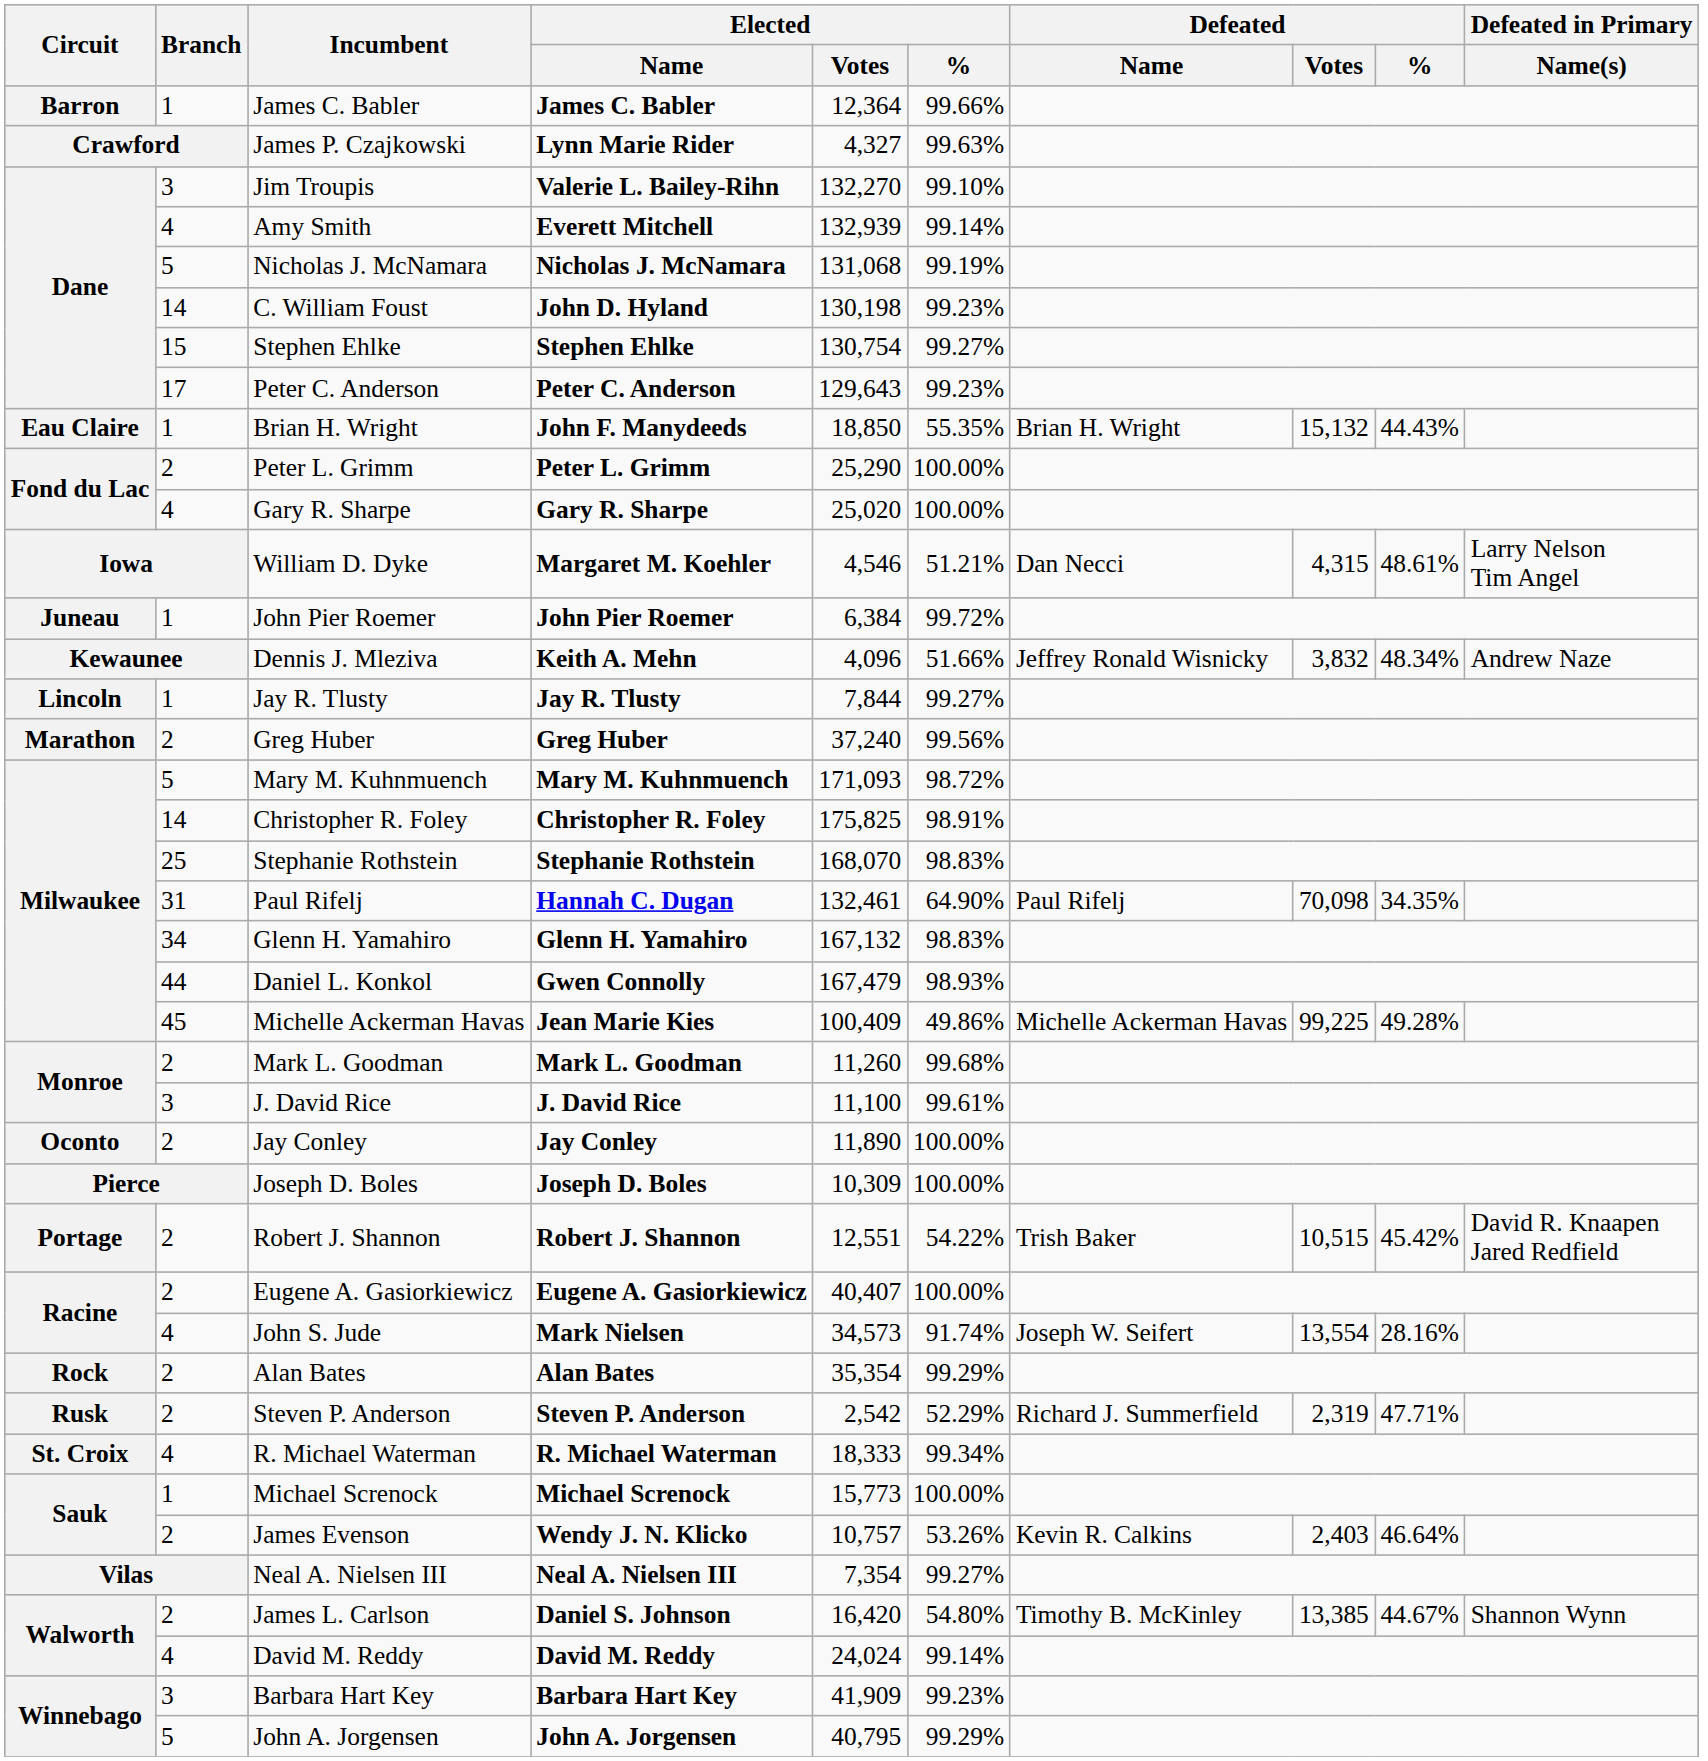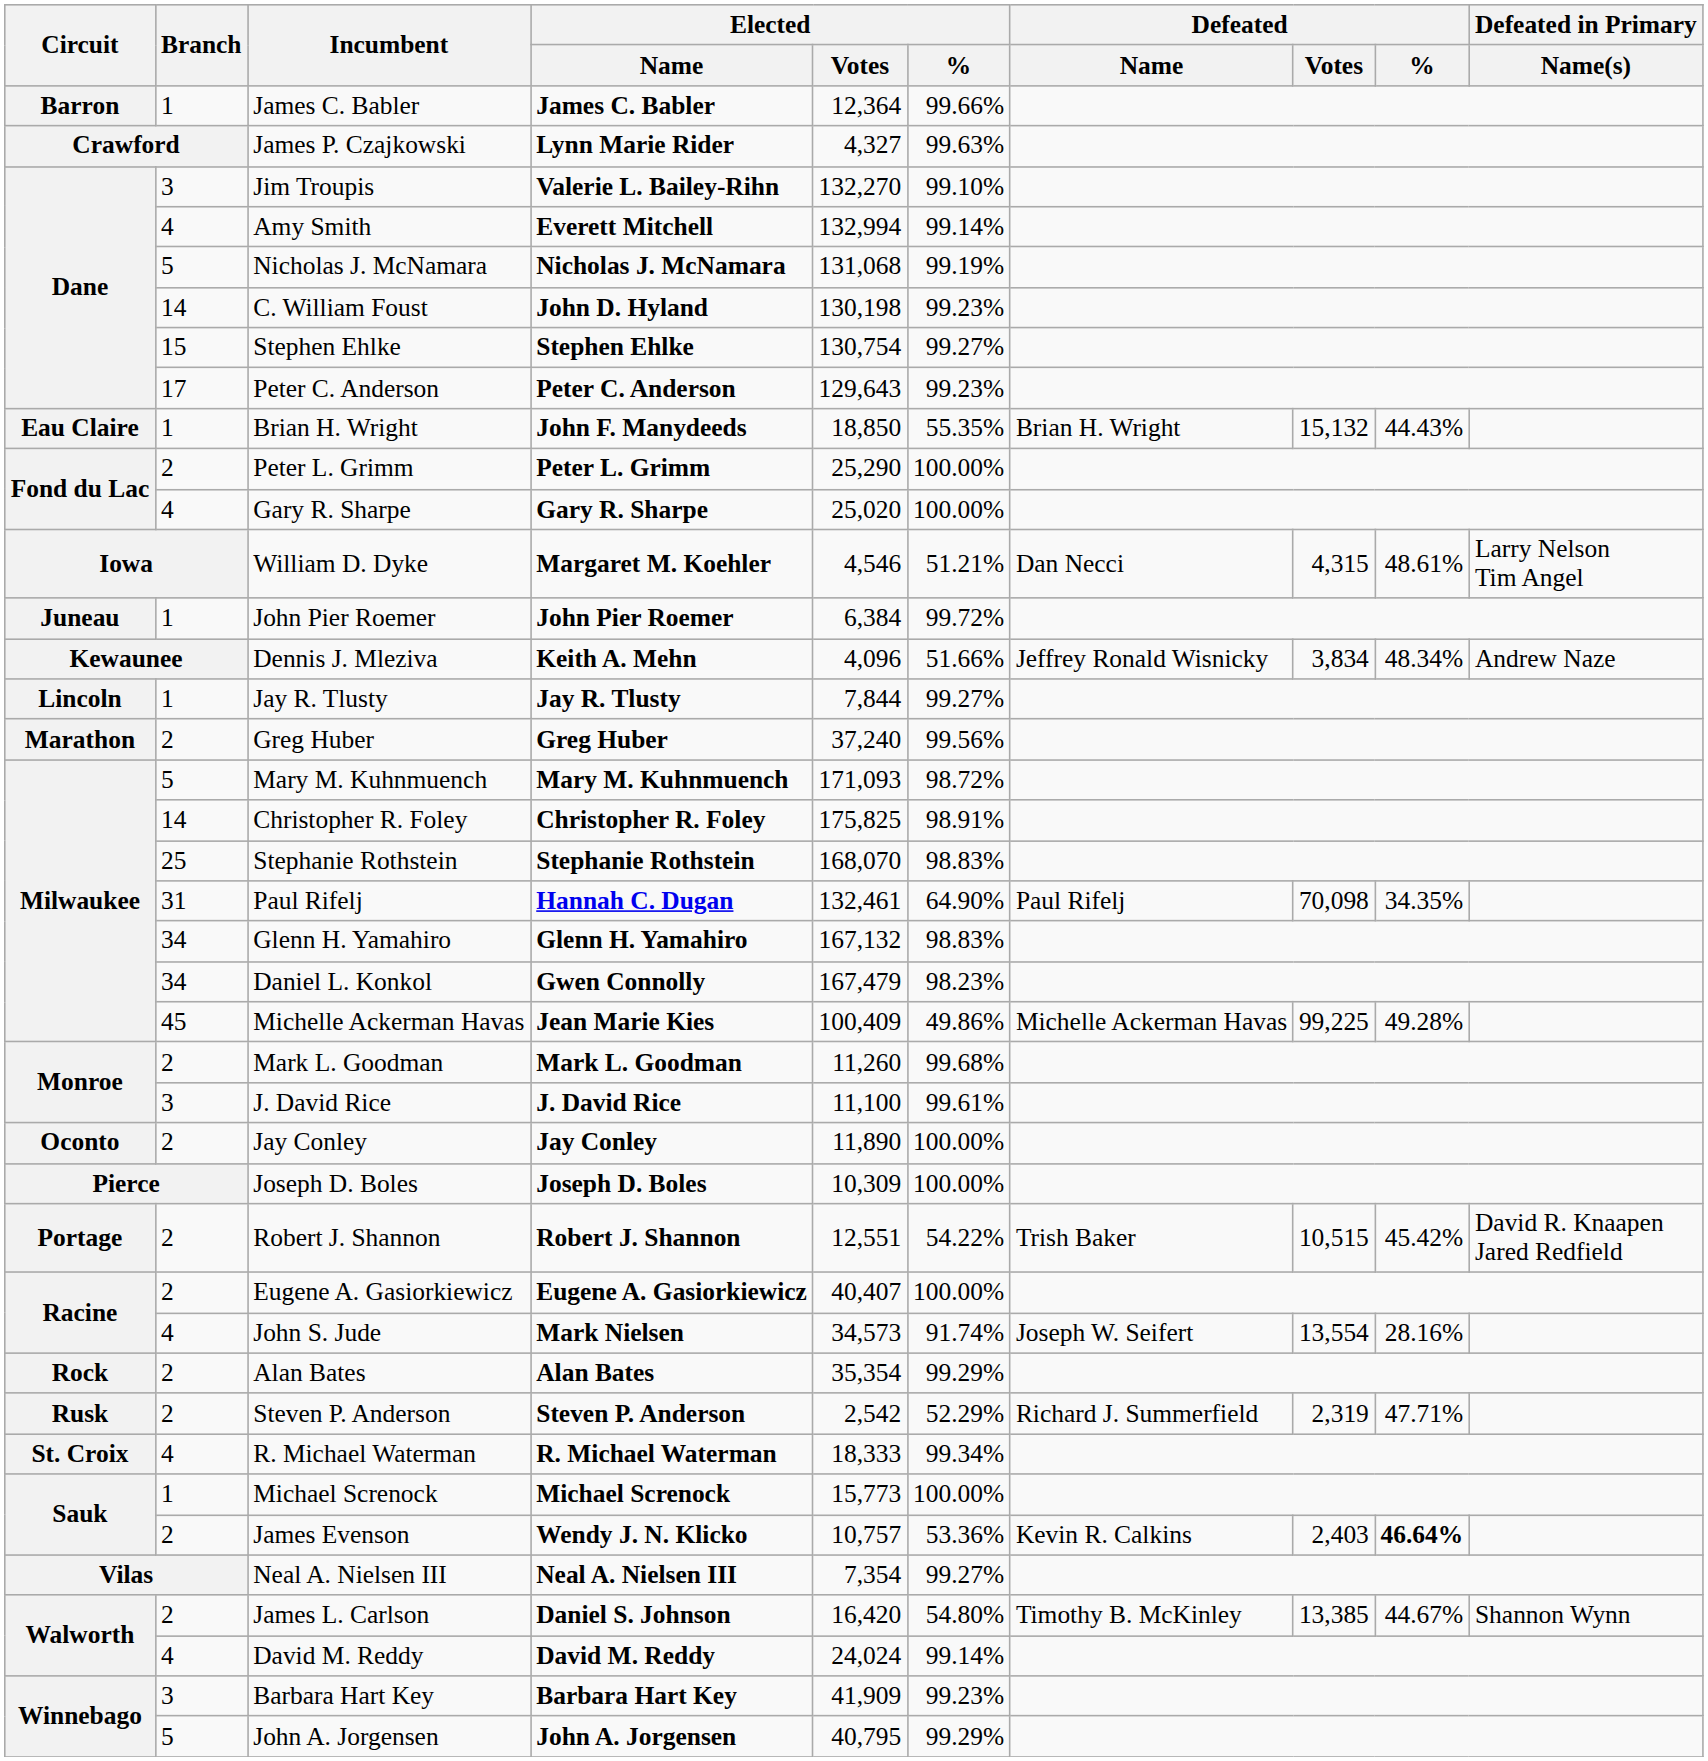(860, 226) 132,939 -> (860, 226) 132,994
(1340, 658) 3,832 -> (1340, 658) 3,834
(174, 981) 44 -> (174, 981) 34
(965, 981) 98.93% -> (965, 981) 98.23%
(965, 1534) 53.26% -> (965, 1534) 53.36%
(1420, 1534) normal -> (1422, 1534) bold
